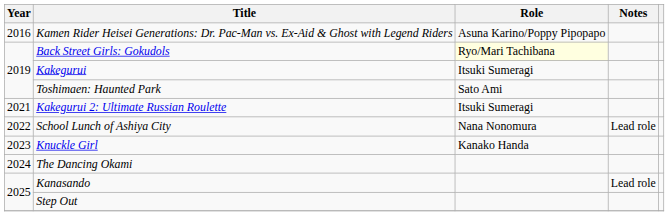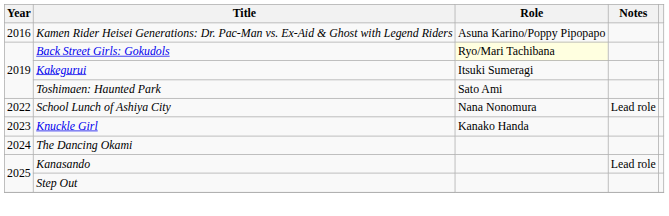- row: (131, 107)
